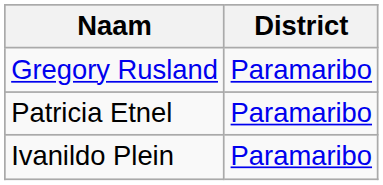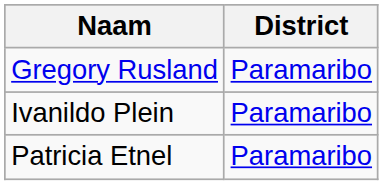rows swapped: (92, 112) <-> (93, 156)
